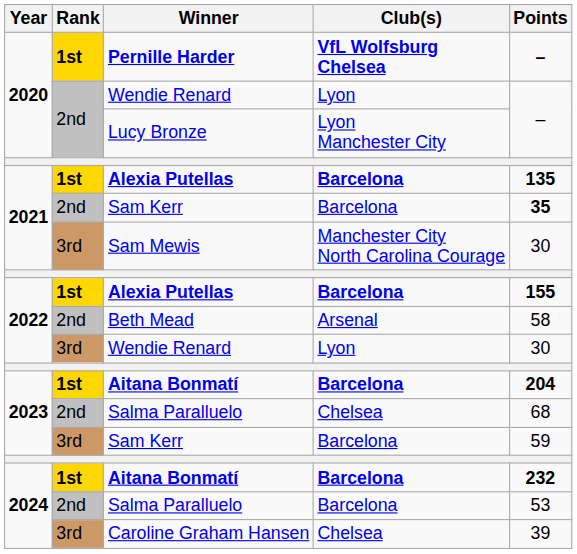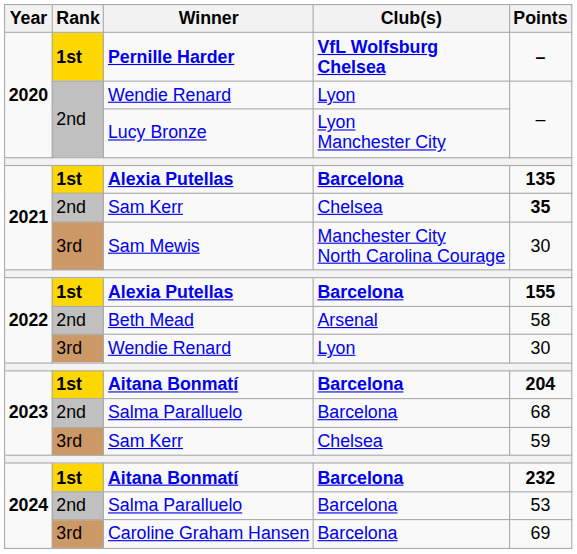(358, 207) Barcelona -> (350, 207) Chelsea
(350, 412) Chelsea -> (358, 412) Barcelona
(358, 441) Barcelona -> (350, 441) Chelsea
(350, 533) Chelsea -> (358, 533) Barcelona
(540, 533) 39 -> (540, 533) 69
